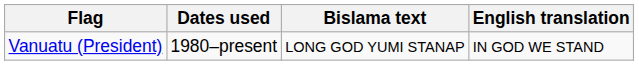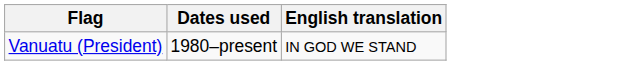- column: (375, 18)
